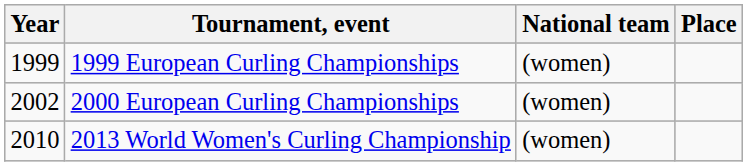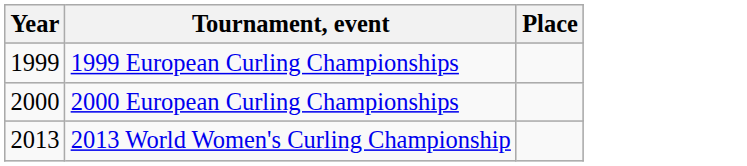- column: (596, 23)
(35, 101) 2002 -> (35, 101) 2000
(35, 140) 2010 -> (35, 140) 2013
